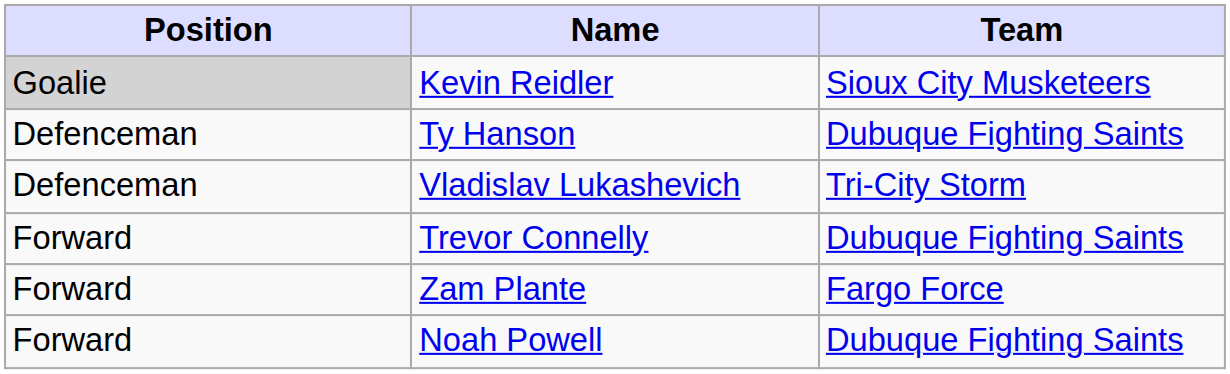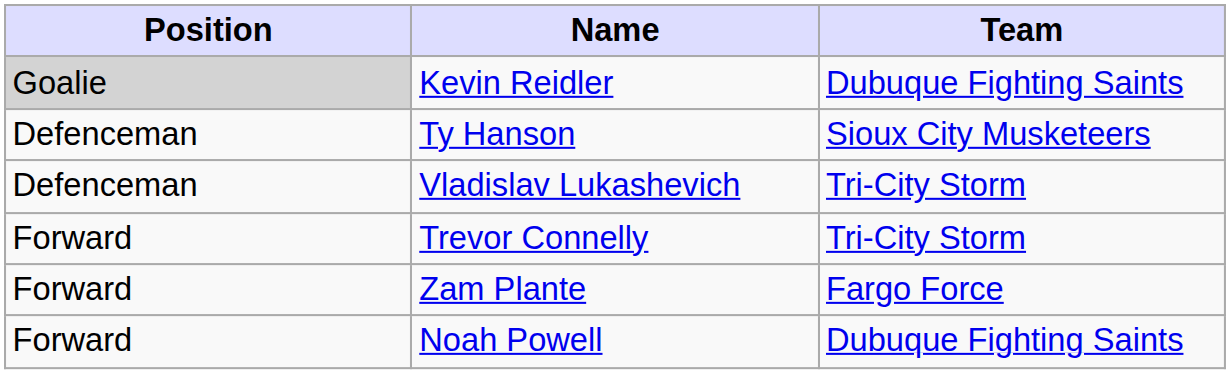(988, 82) Sioux City Musketeers -> (1005, 82) Dubuque Fighting Saints
(1005, 133) Dubuque Fighting Saints -> (988, 133) Sioux City Musketeers
(1005, 237) Dubuque Fighting Saints -> (926, 237) Tri-City Storm
